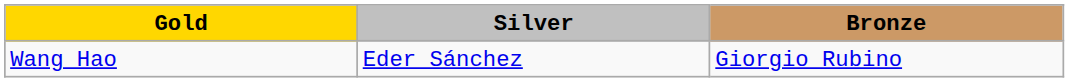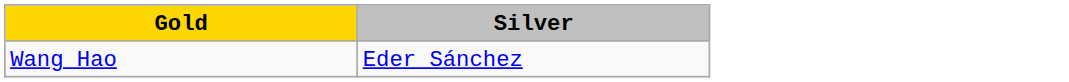- column: (886, 23)
